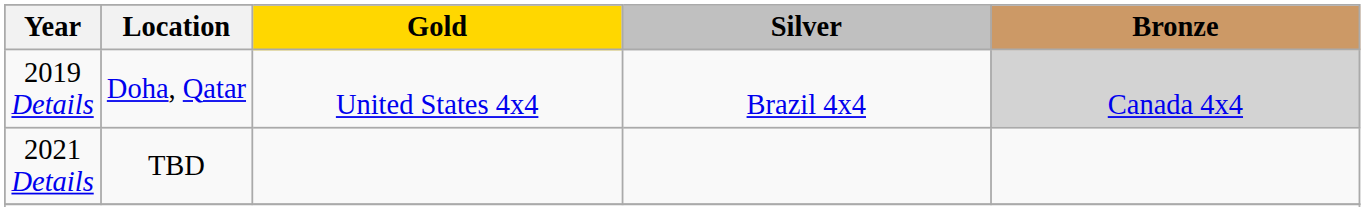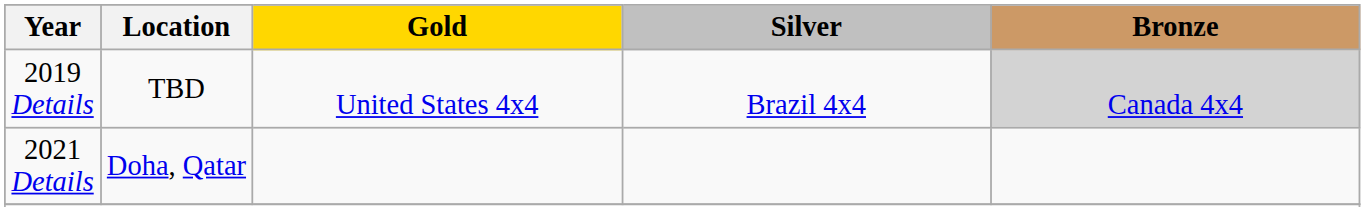(176, 88) Doha, Qatar -> (176, 88) TBD
(176, 165) TBD -> (176, 165) Doha, Qatar
